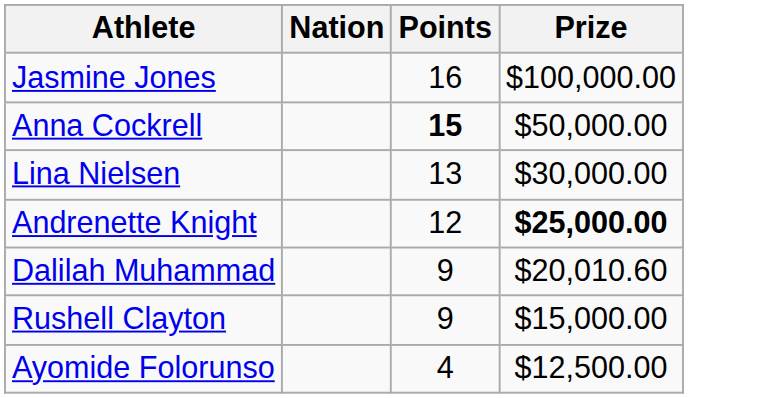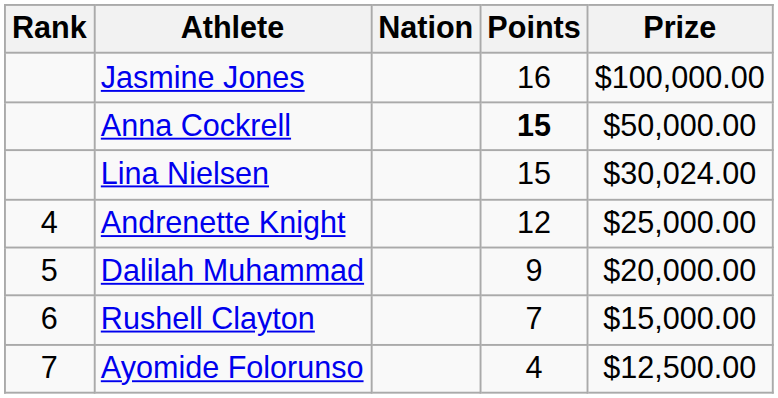+ column: (49, 28)
(445, 174) 13 -> (534, 174) 15
(591, 174) $30,000.00 -> (680, 174) $30,024.00
(591, 222) bold -> (680, 222) normal
(591, 271) $20,010.60 -> (680, 271) $20,000.00
(445, 319) 9 -> (534, 319) 7
